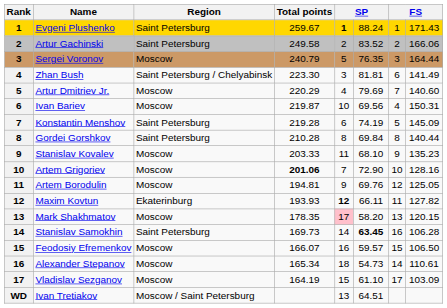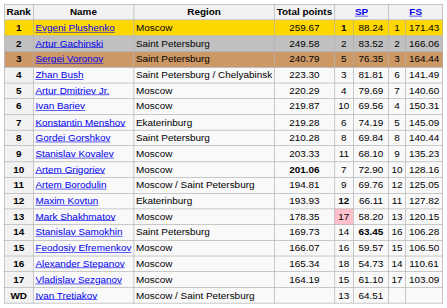(173, 28) Saint Petersburg -> (154, 28) Moscow
(154, 59) Moscow -> (173, 59) Saint Petersburg
(173, 122) Saint Petersburg -> (164, 122) Ekaterinburg
(154, 185) Moscow -> (195, 185) Moscow / Saint Petersburg
